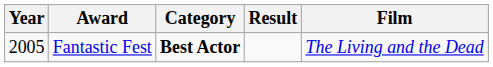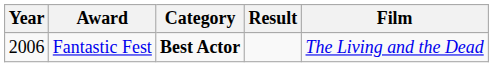(27, 47) 2005 -> (27, 47) 2006
